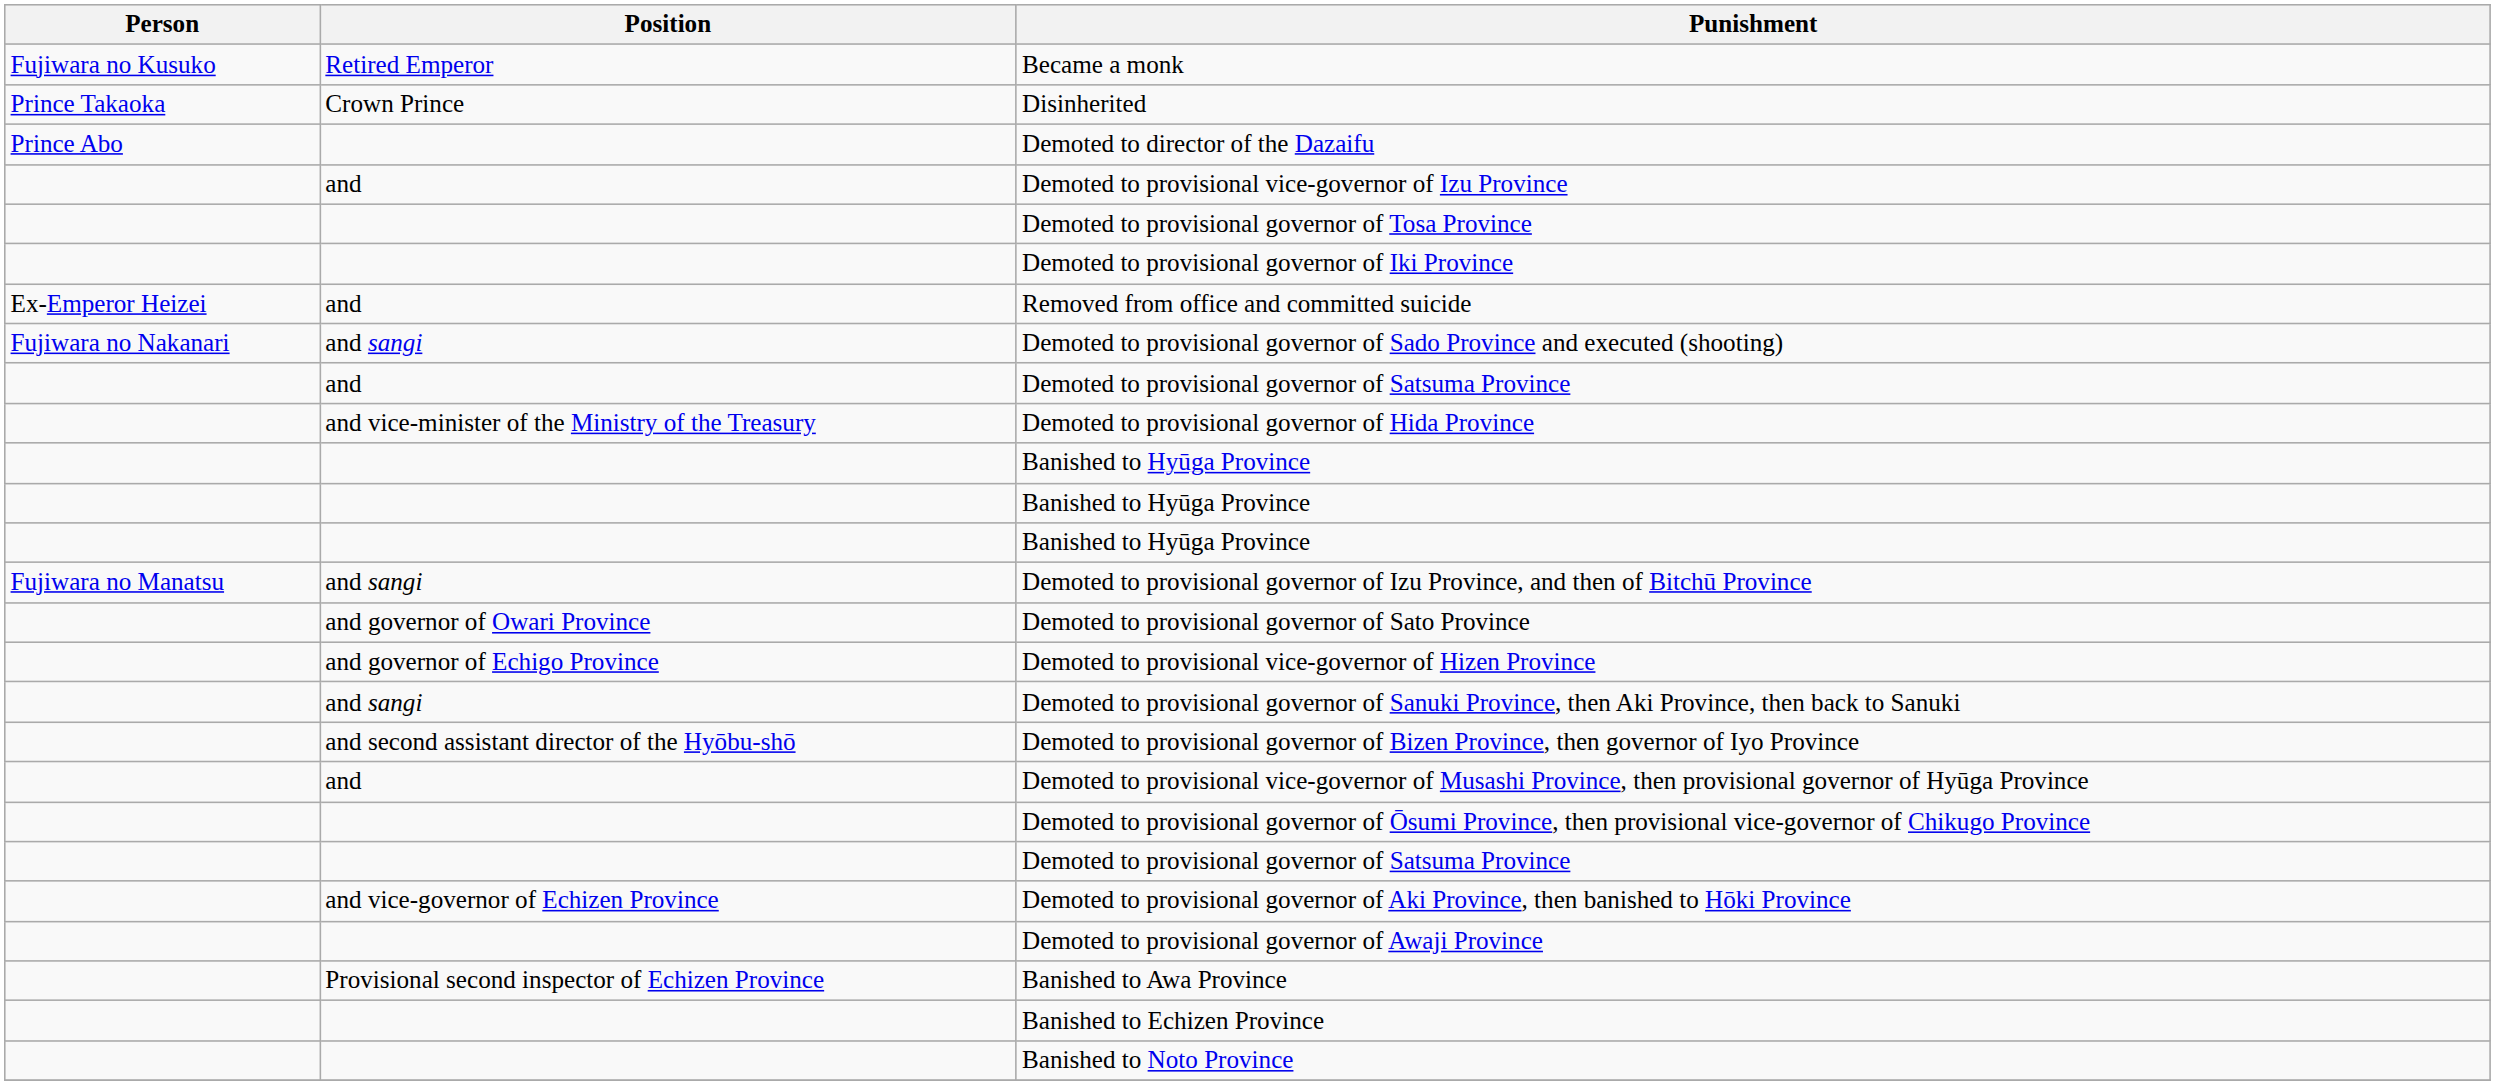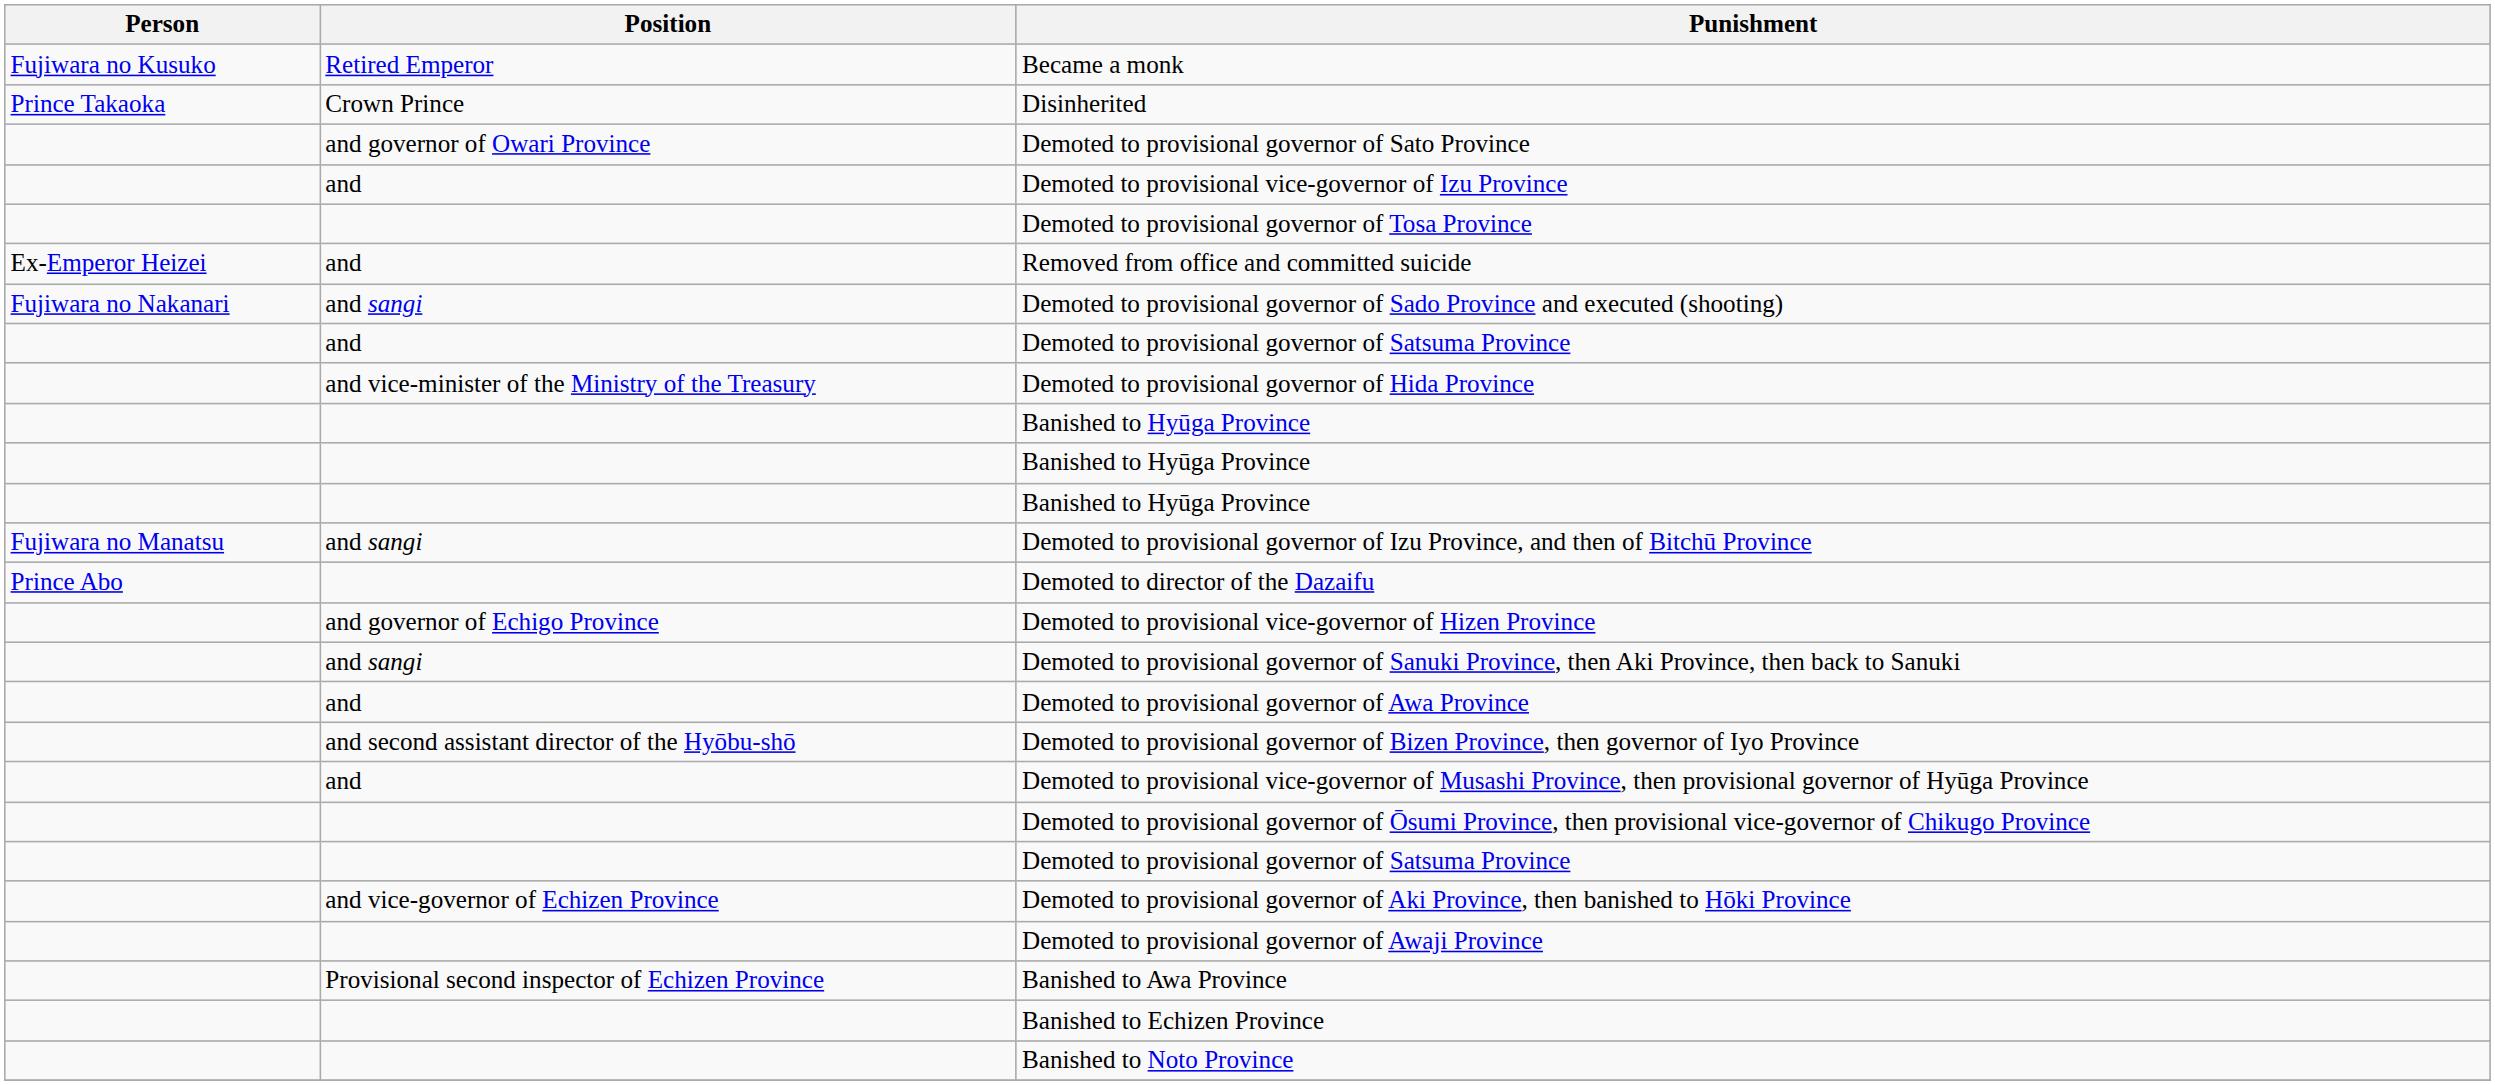rows swapped: (668, 144) <-> (488, 622)
- row: (668, 264)
+ row: (344, 701)
